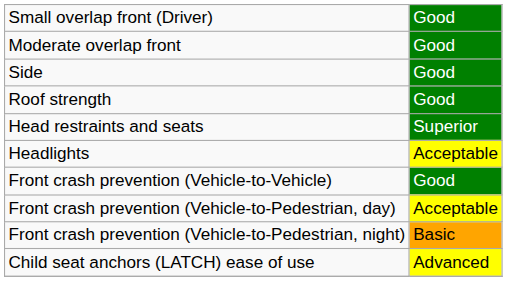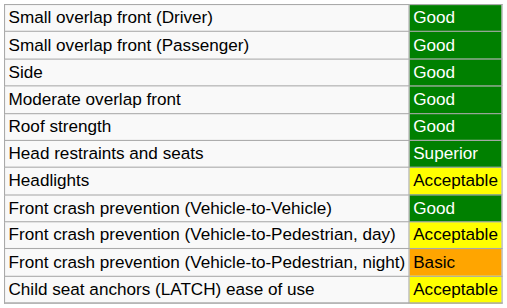+ row: (129, 45)
rows swapped: (95, 45) <-> (26, 72)
(451, 262) Advanced -> (456, 289) Acceptable
